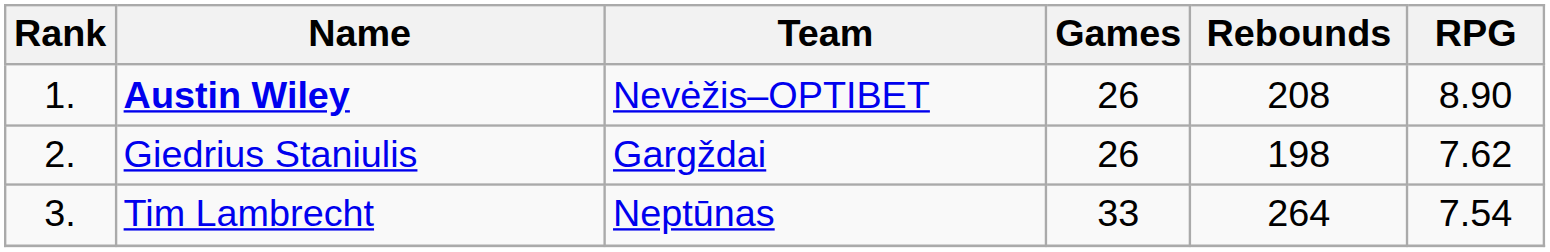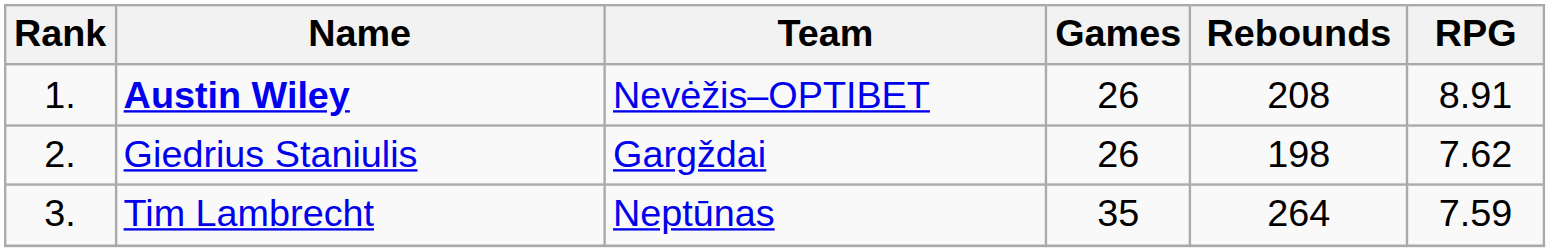(1476, 94) 8.90 -> (1476, 94) 8.91
(1118, 214) 33 -> (1118, 214) 35
(1476, 214) 7.54 -> (1476, 214) 7.59
